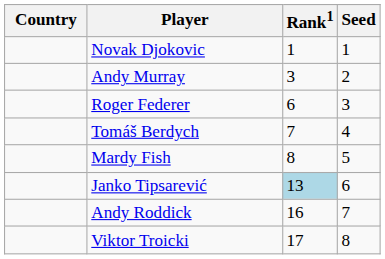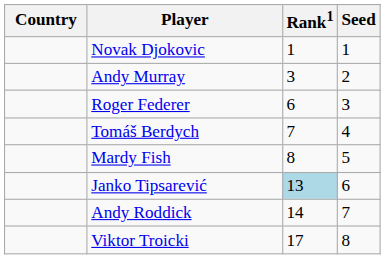(295, 212) 16 -> (295, 212) 14
